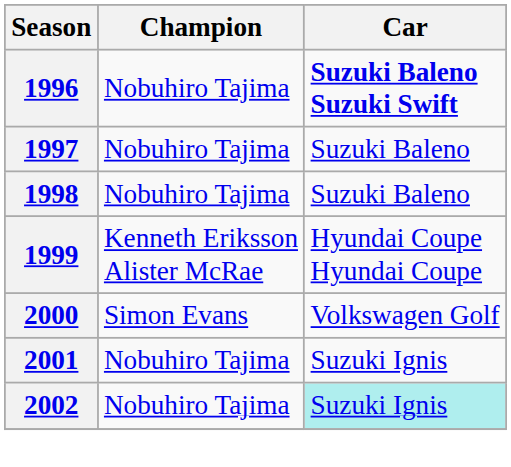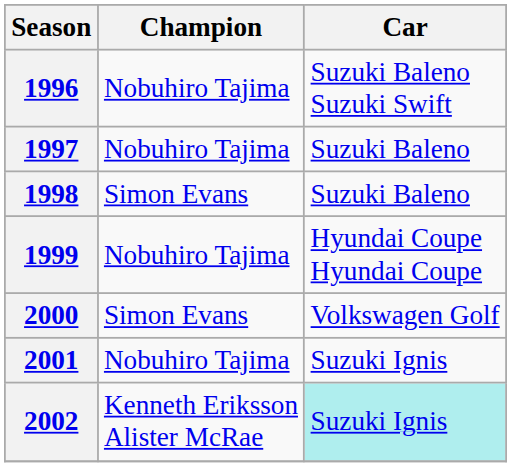(394, 88) bold -> (390, 88) normal
(197, 193) Nobuhiro Tajima -> (176, 193) Simon Evans
(201, 254) Kenneth Eriksson Alister McRae -> (197, 254) Nobuhiro Tajima
(197, 405) Nobuhiro Tajima -> (201, 421) Kenneth Eriksson Alister McRae
